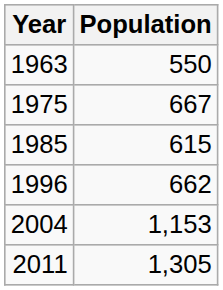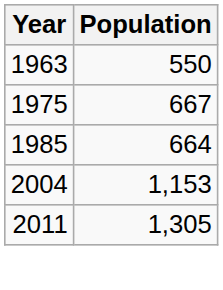(190, 144) 615 -> (190, 144) 664
- row: (39, 184)
